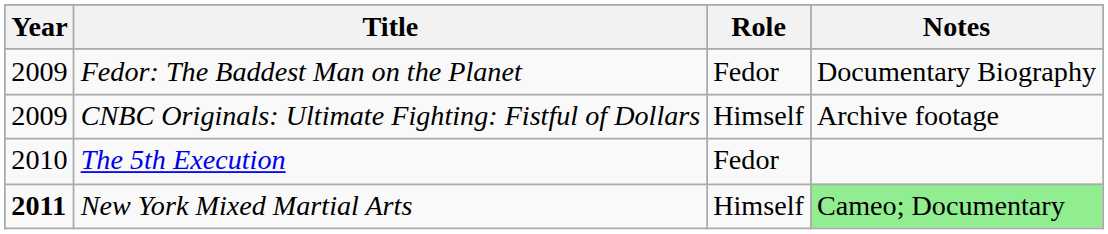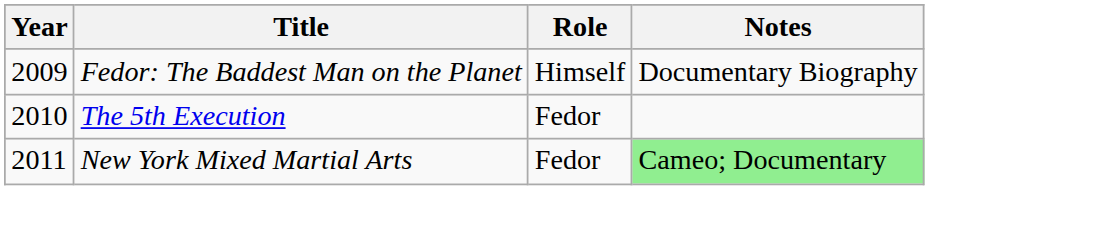(746, 71) Fedor -> (580, 71) Himself
- row: (390, 116)
(39, 205) bold -> (39, 160) normal
(759, 205) Himself -> (568, 160) Fedor
